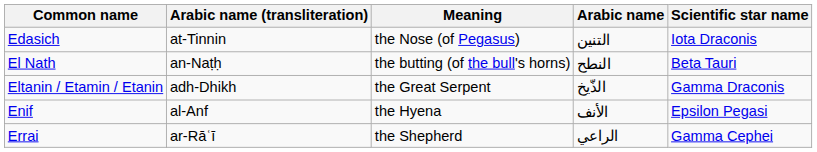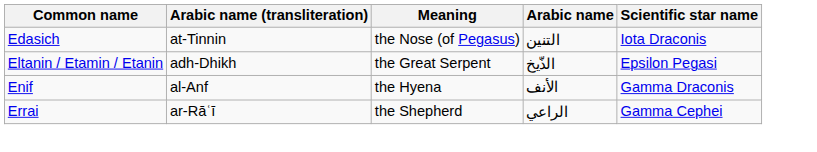- row: (32, 63)
(728, 87) Gamma Draconis -> (669, 63) Epsilon Pegasi
(719, 111) Epsilon Pegasi -> (677, 87) Gamma Draconis
